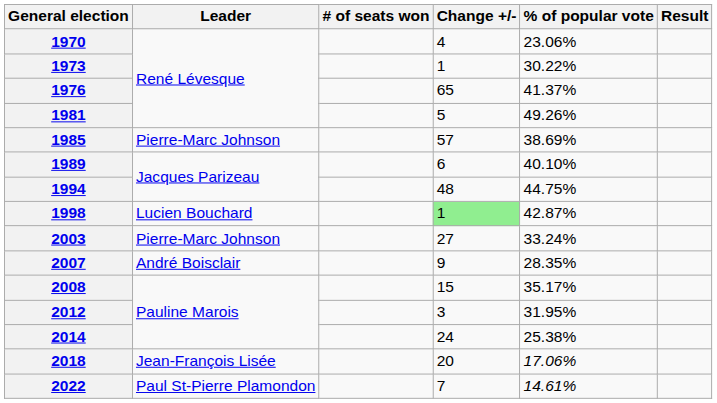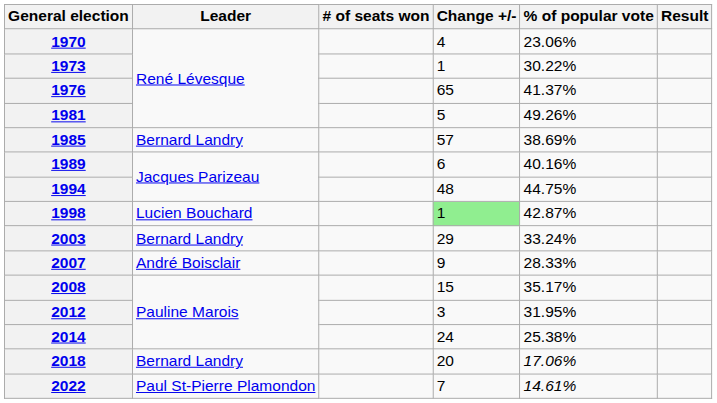(208, 139) Pierre-Marc Johnson -> (189, 139) Bernard Landry
(550, 164) 40.10% -> (550, 164) 40.16%
(208, 238) Pierre-Marc Johnson -> (189, 238) Bernard Landry
(445, 238) 27 -> (445, 238) 29
(550, 262) 28.35% -> (550, 262) 28.33%
(206, 361) Jean-François Lisée -> (189, 361) Bernard Landry
